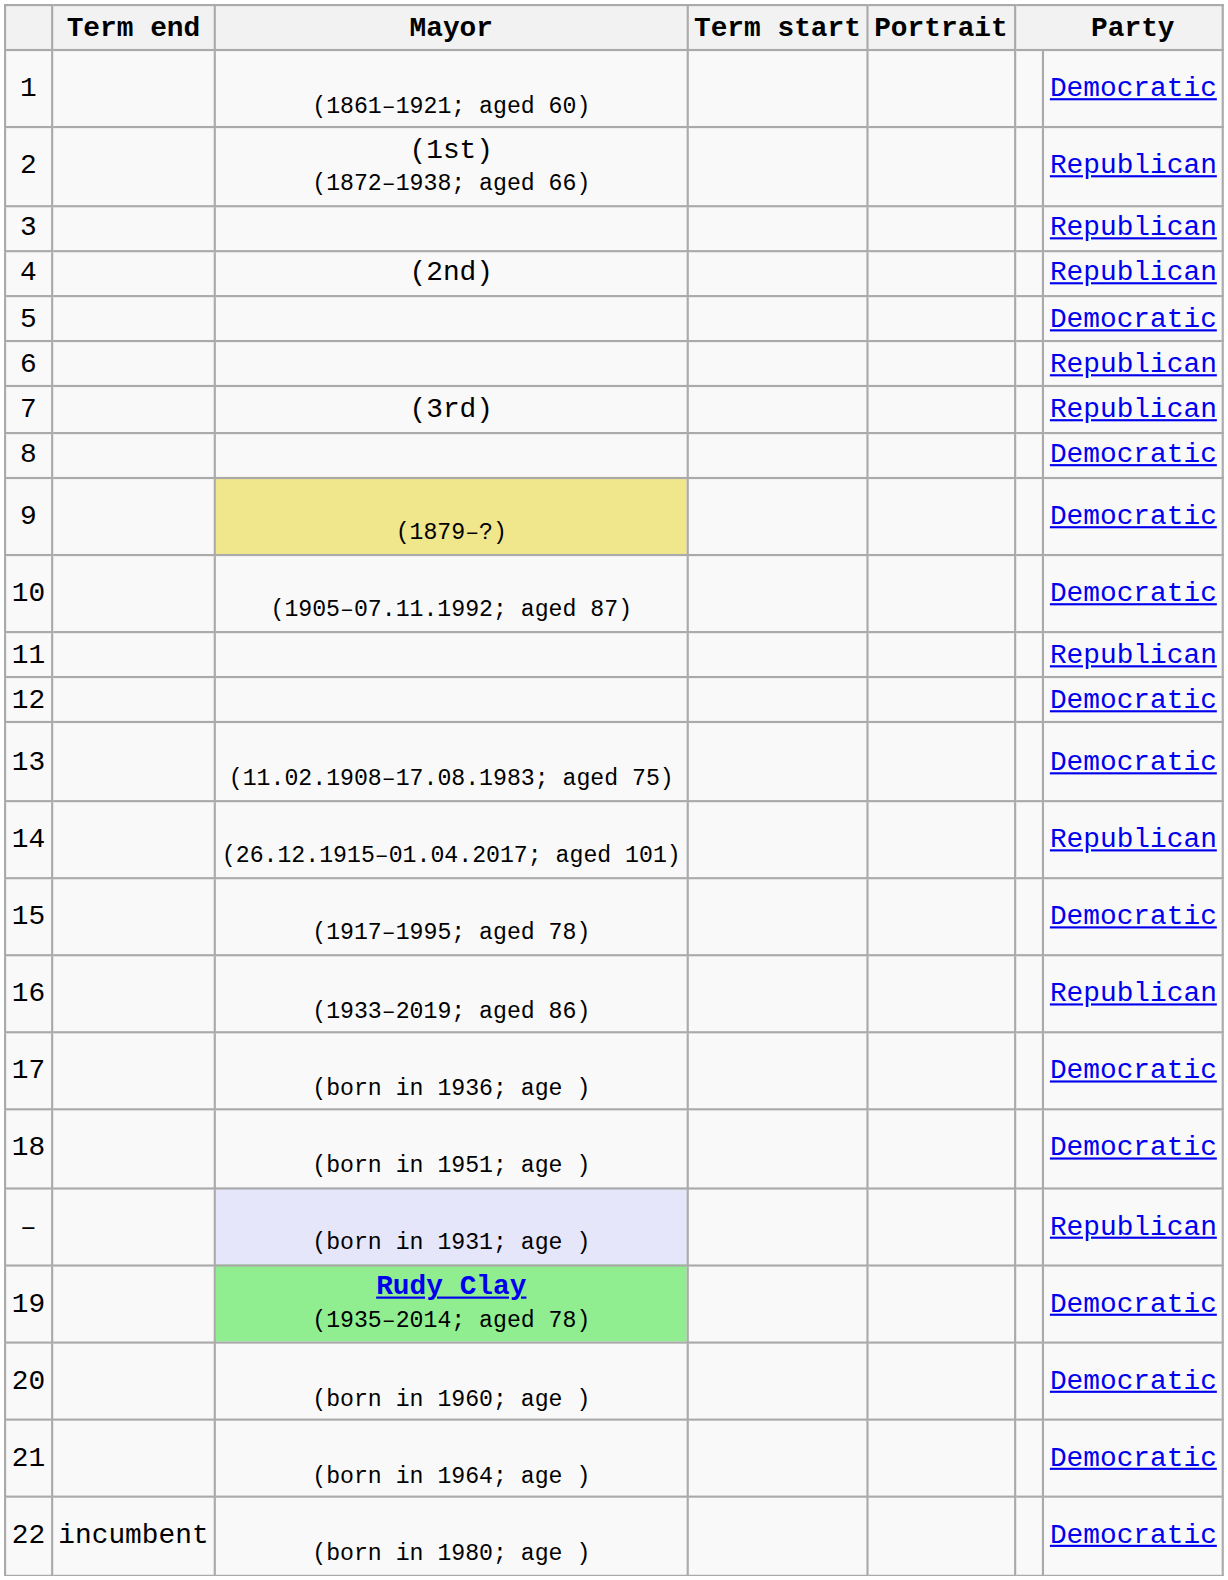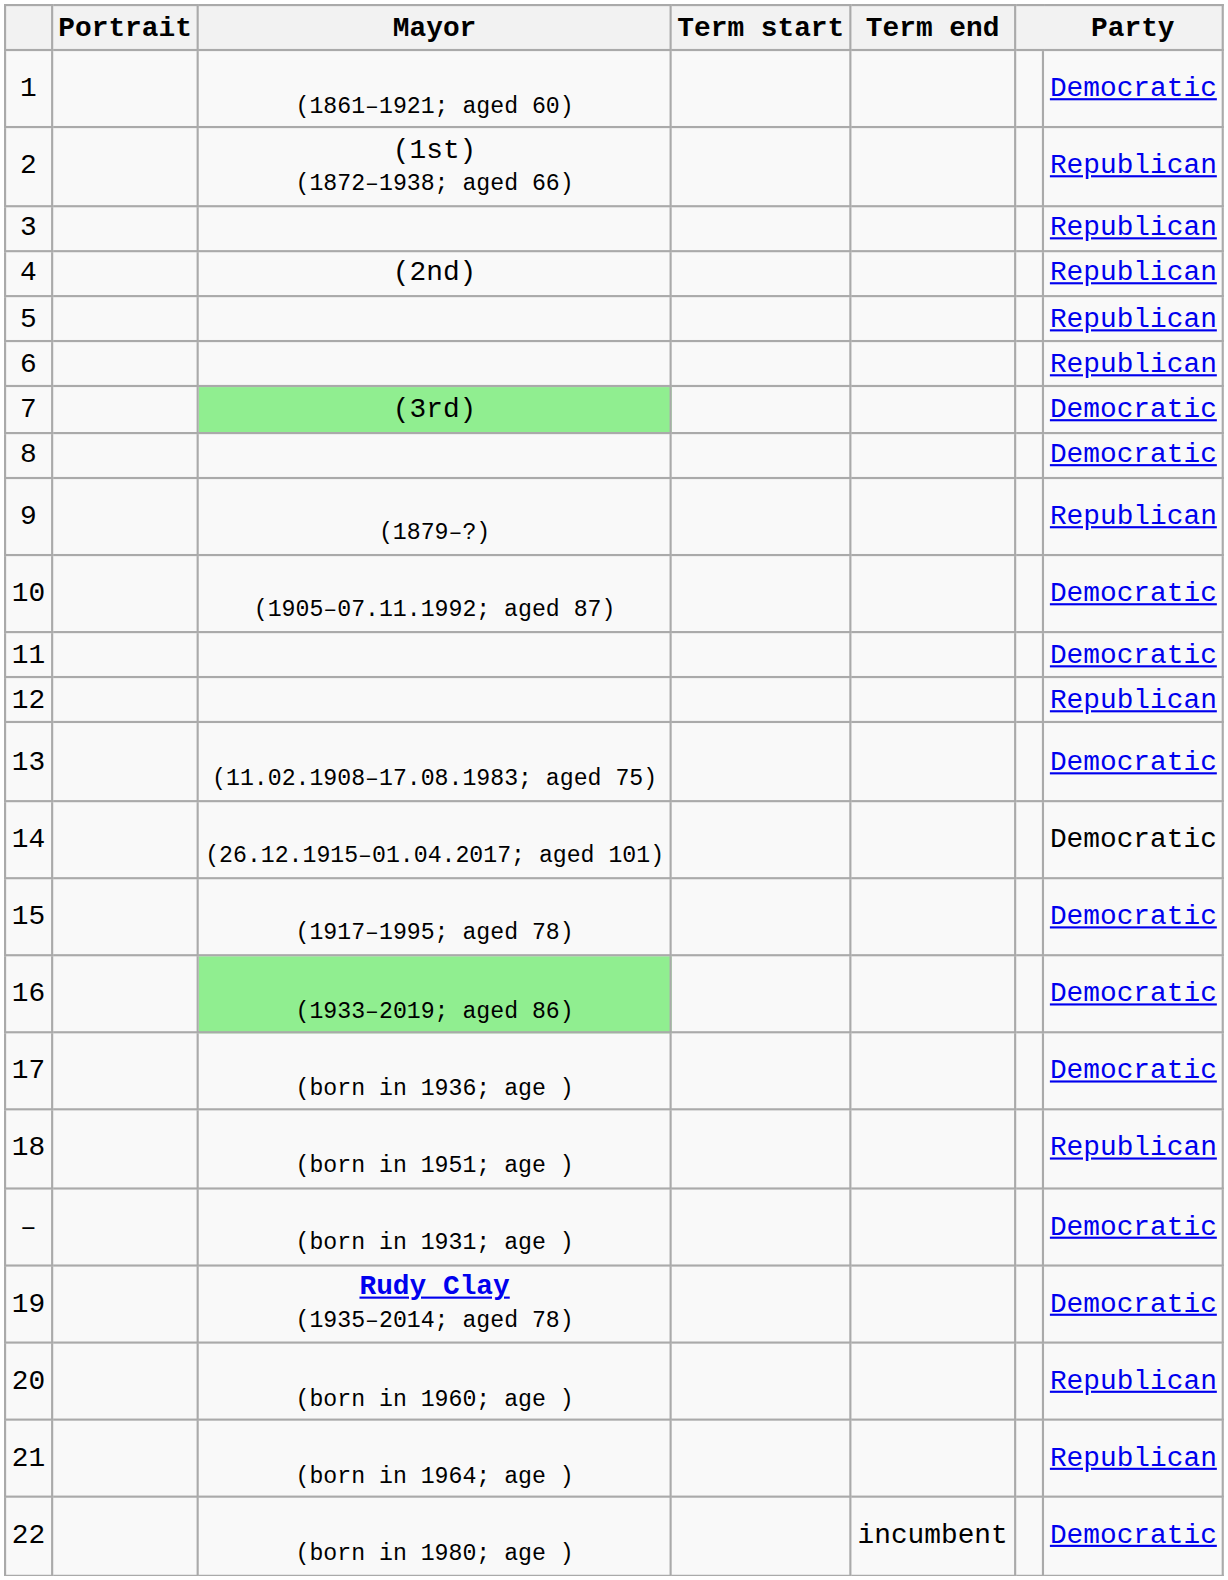columns swapped: (941, 28) <-> (133, 28)
(1133, 319) Democratic -> (1133, 319) Republican
(451, 409) no background -> (435, 409) lightgreen background
(1133, 409) Republican -> (1133, 409) Democratic
(451, 533) khaki background -> (435, 533) no background
(1133, 516) Democratic -> (1133, 516) Republican
(1133, 655) Republican -> (1133, 655) Democratic
(1133, 700) Democratic -> (1133, 700) Republican
(1133, 839) Republican -> (1133, 839) Democratic
(451, 1011) no background -> (435, 1011) lightgreen background
(1133, 994) Republican -> (1133, 994) Democratic
(1133, 1149) Democratic -> (1133, 1149) Republican
(451, 1243) lavender background -> (435, 1243) no background
(1133, 1226) Republican -> (1133, 1226) Democratic
(451, 1303) lightgreen background -> (435, 1303) no background
(1133, 1381) Democratic -> (1133, 1381) Republican
(1133, 1459) Democratic -> (1133, 1459) Republican
